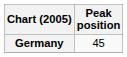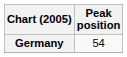(99, 43) 45 -> (99, 43) 54
